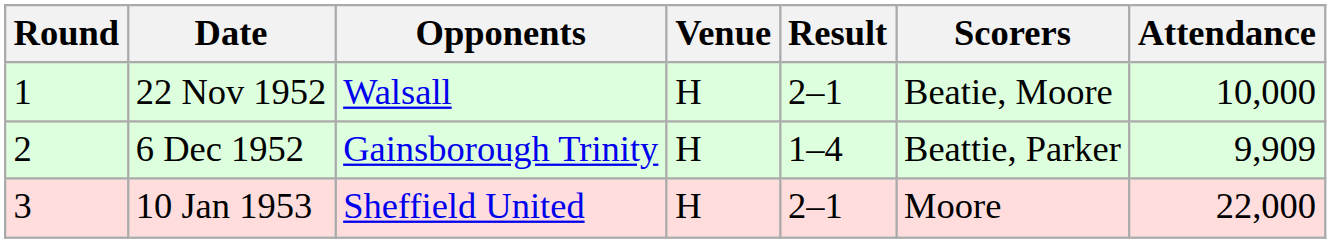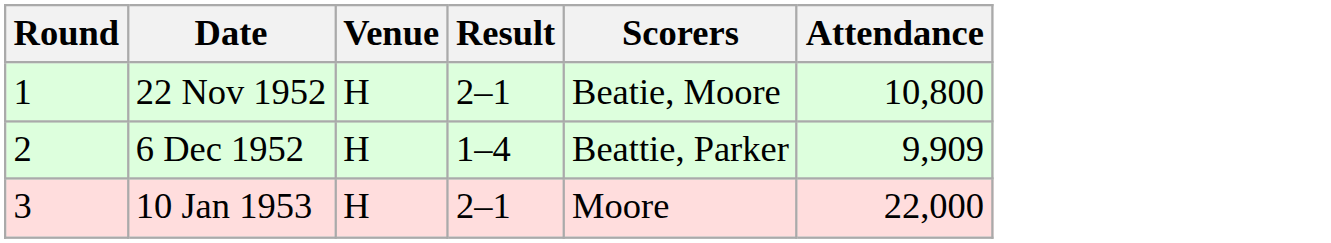- column: (501, 33)
(1266, 91) 10,000 -> (934, 91) 10,800
